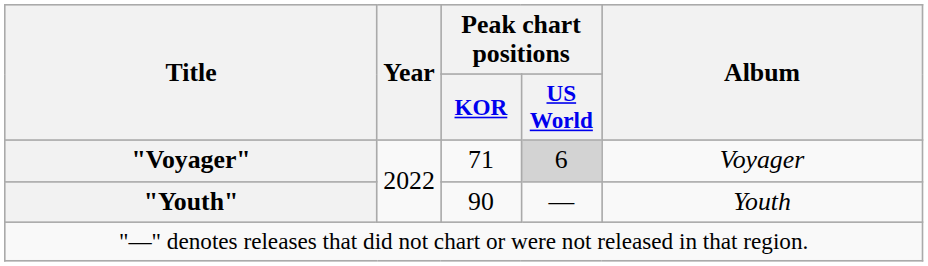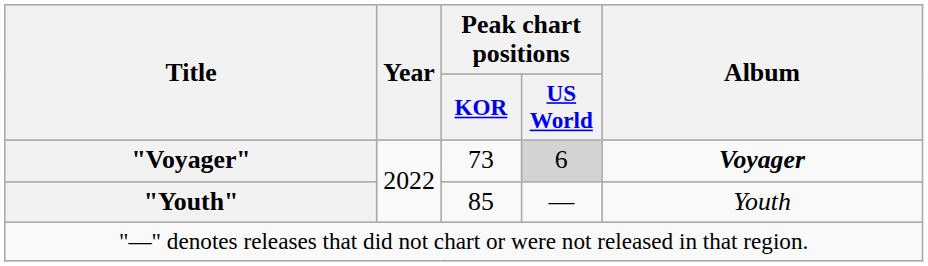(481, 160) 71 -> (481, 160) 73
(762, 160) normal -> (762, 160) bold
(481, 201) 90 -> (481, 201) 85
